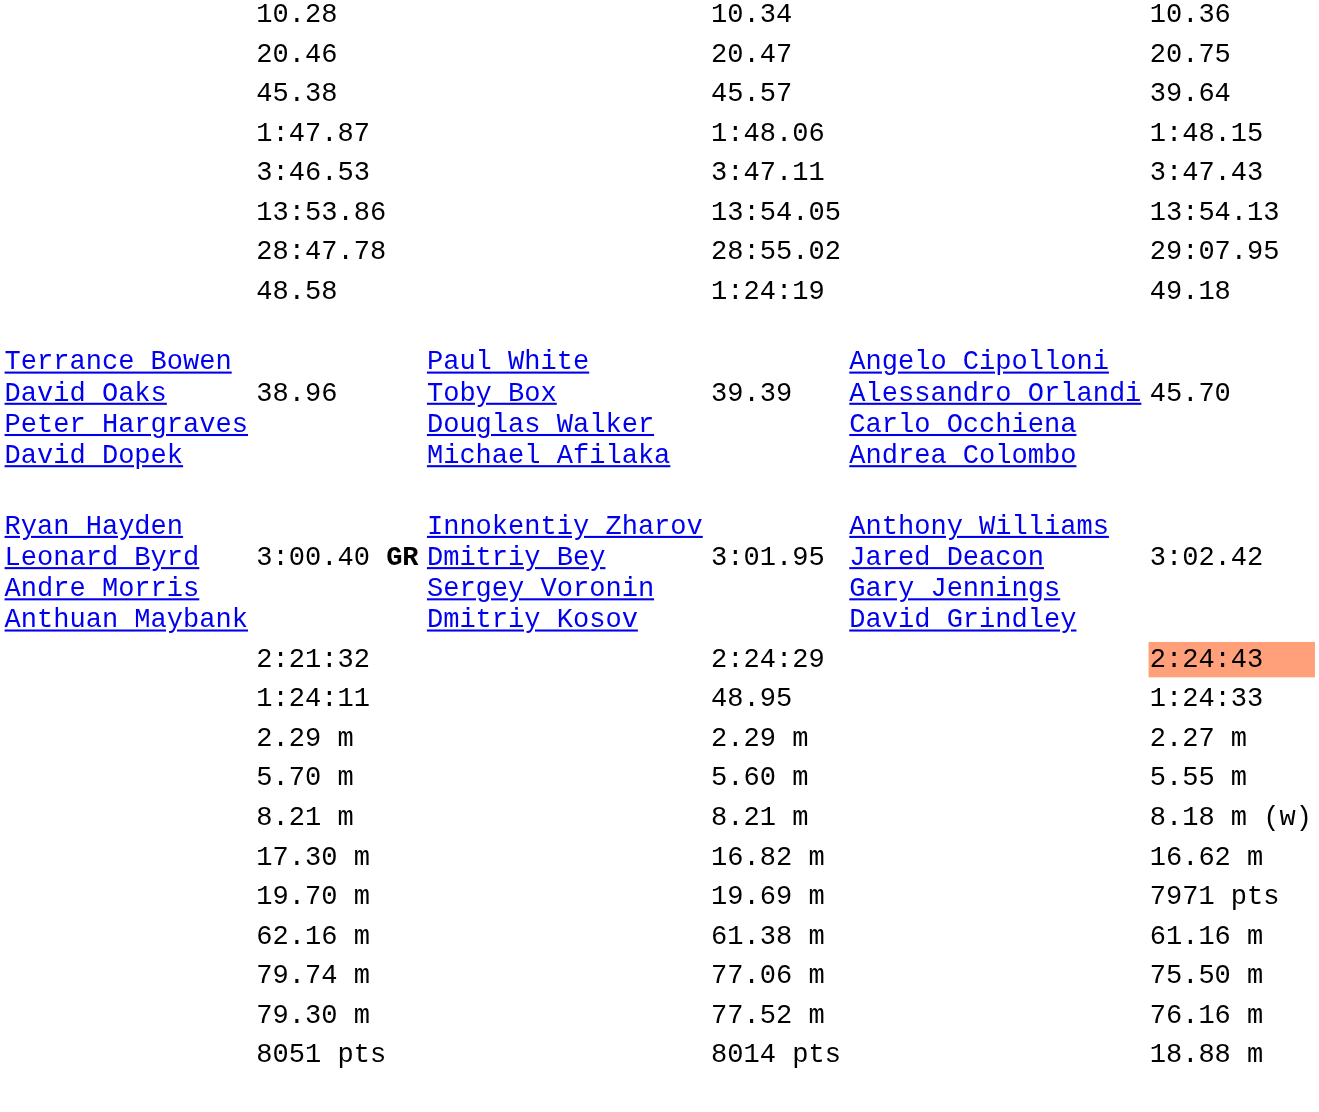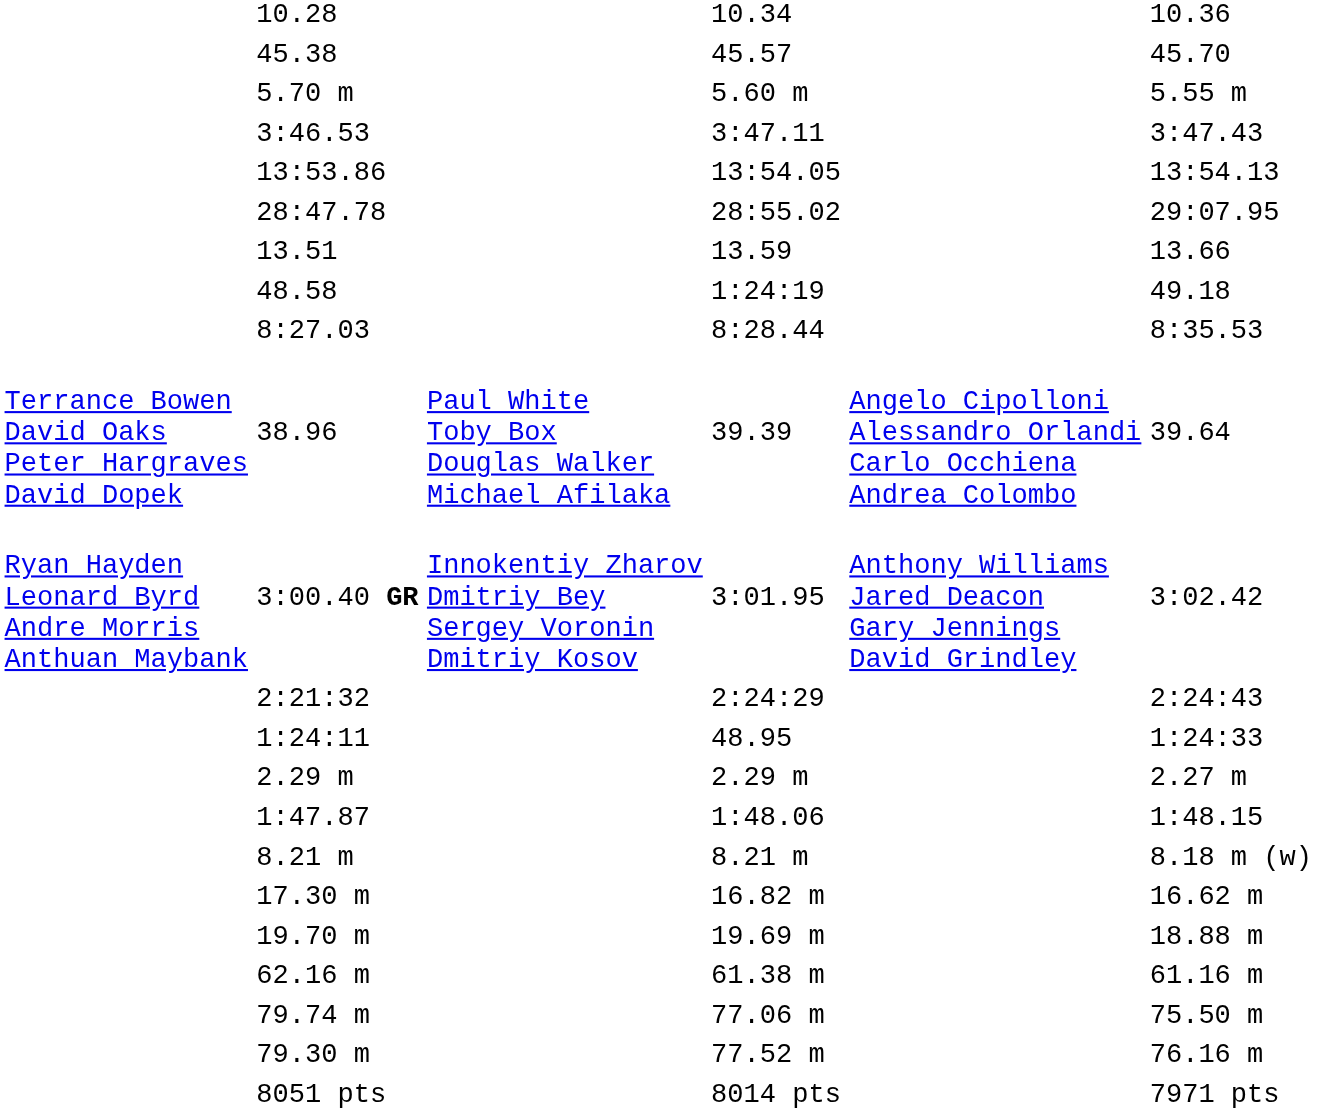- row: (297, 54)
(1190, 94) 39.64 -> (1190, 54) 45.70
rows swapped: (313, 133) <-> (305, 778)
+ row: (297, 252)
+ row: (313, 331)
(1190, 393) 45.70 -> (1190, 433) 39.64
(1206, 660) lightsalmon background -> (1206, 699) no background
(1215, 897) 7971 pts -> (1206, 936) 18.88 m
(1206, 1055) 18.88 m -> (1215, 1094) 7971 pts
